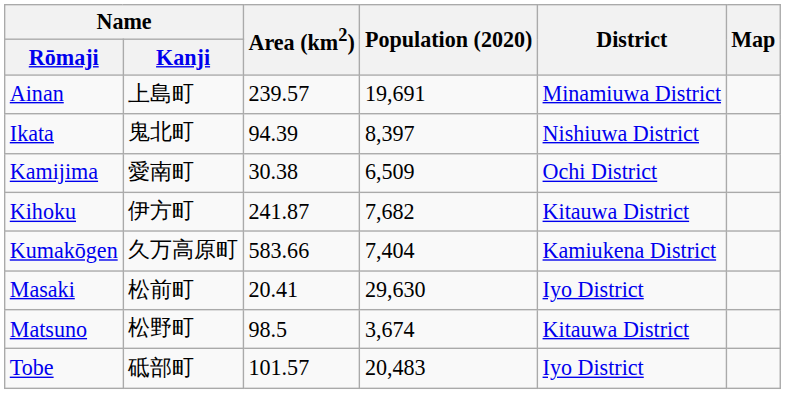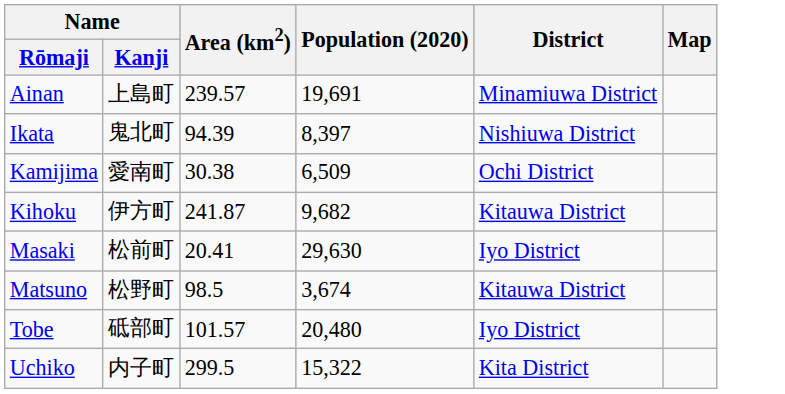(390, 211) 7,682 -> (326, 211) 9,682
- row: (64, 250)
(395, 368) 20,483 -> (332, 329) 20,480
+ row: (42, 368)
